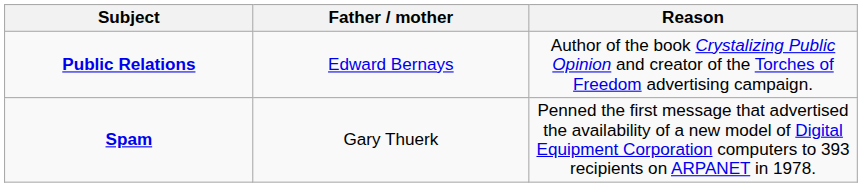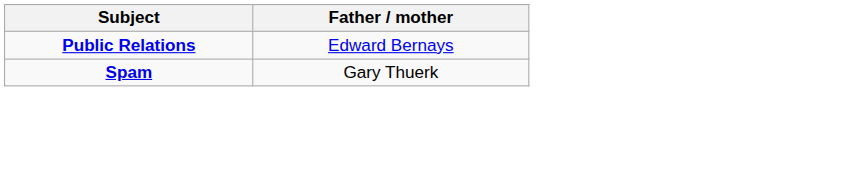- column: (693, 18)
